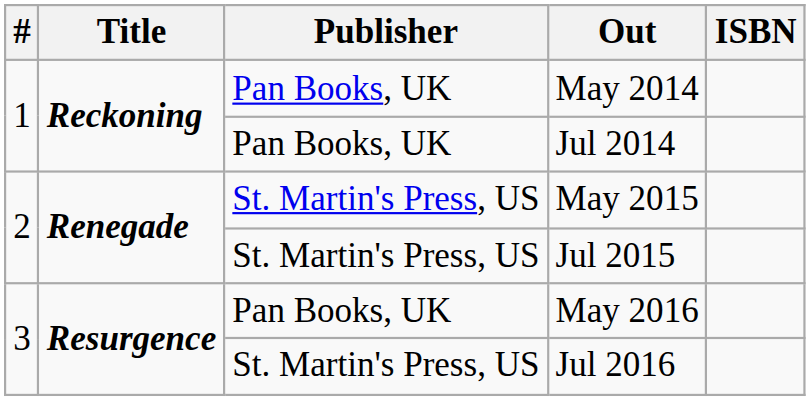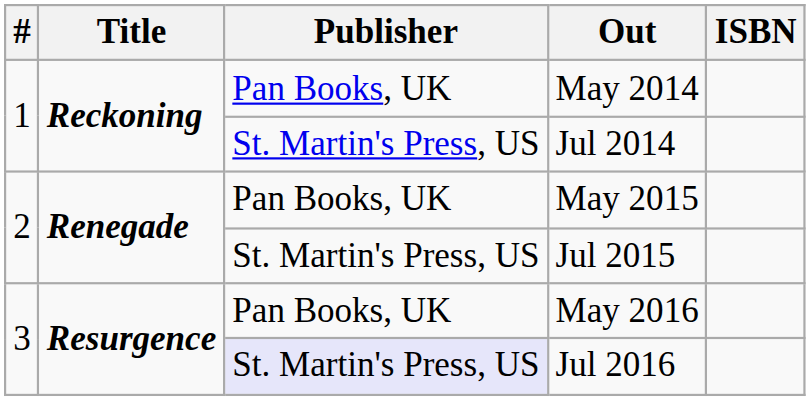(342, 143) Pan Books, UK -> (386, 143) St. Martin's Press, US
(386, 198) St. Martin's Press, US -> (342, 198) Pan Books, UK
(386, 365) no background -> (386, 365) lavender background
